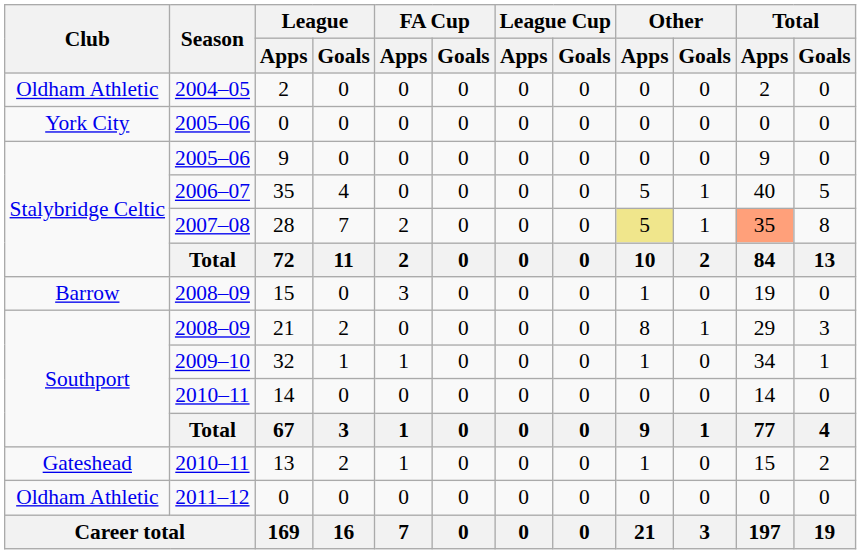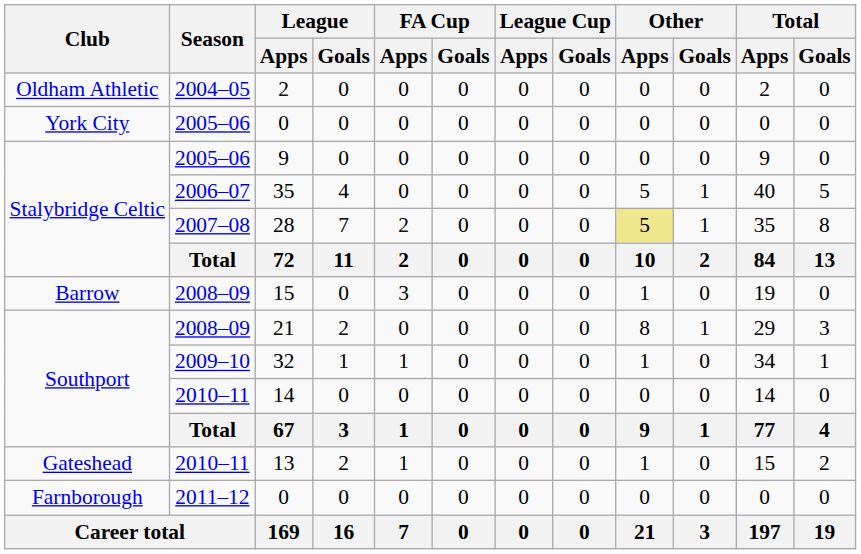(765, 225) lightsalmon background -> (765, 225) no background
(87, 497) Oldham Athletic -> (87, 497) Farnborough
